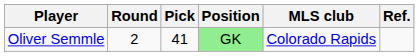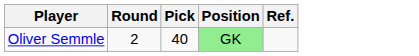- column: (321, 16)
(180, 39) 41 -> (180, 39) 40
